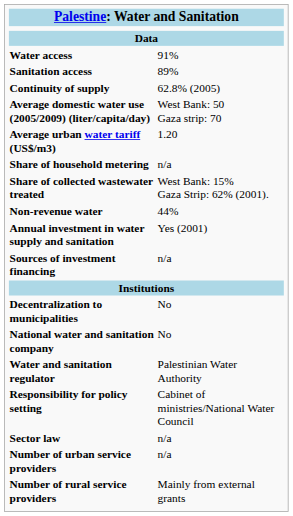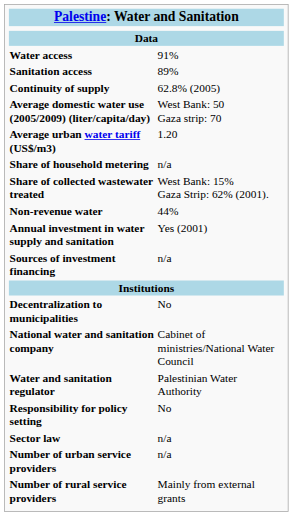(165, 334) No -> (216, 348) Cabinet of ministries/National Water Council
(216, 408) Cabinet of ministries/National Water Council -> (165, 408) No
